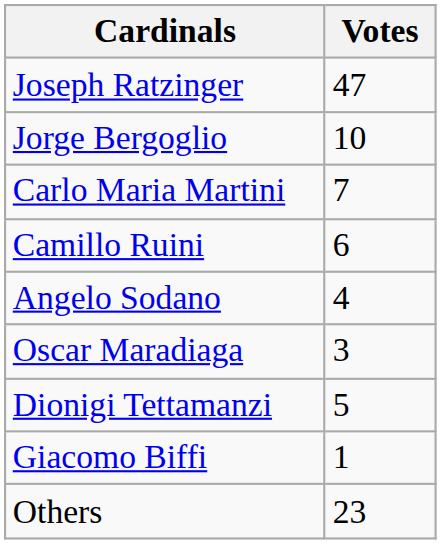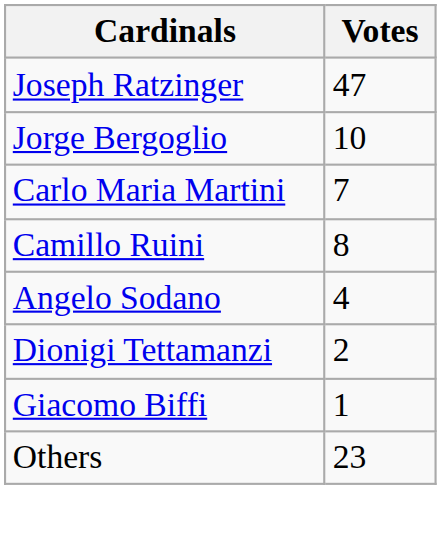(380, 245) 6 -> (380, 245) 8
- row: (128, 350)
(380, 405) 5 -> (380, 351) 2
